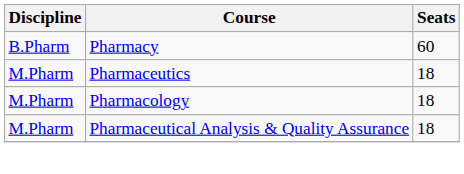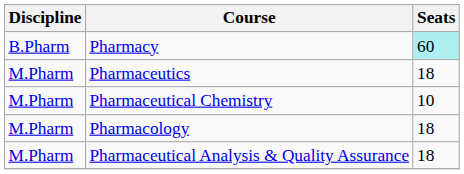(426, 45) no background -> (426, 45) paleturquoise background
+ row: (181, 100)
